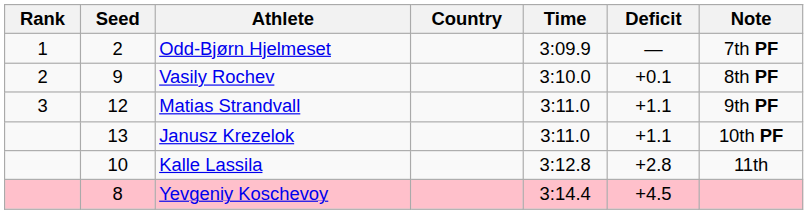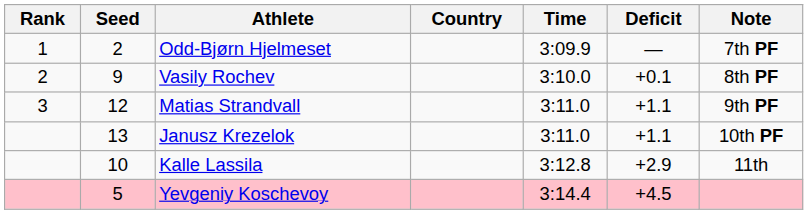(653, 164) +2.8 -> (653, 164) +2.9
(118, 194) 8 -> (118, 194) 5
